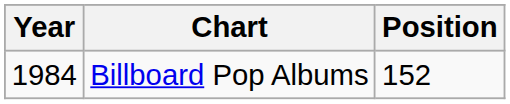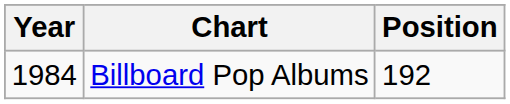(407, 74) 152 -> (407, 74) 192
